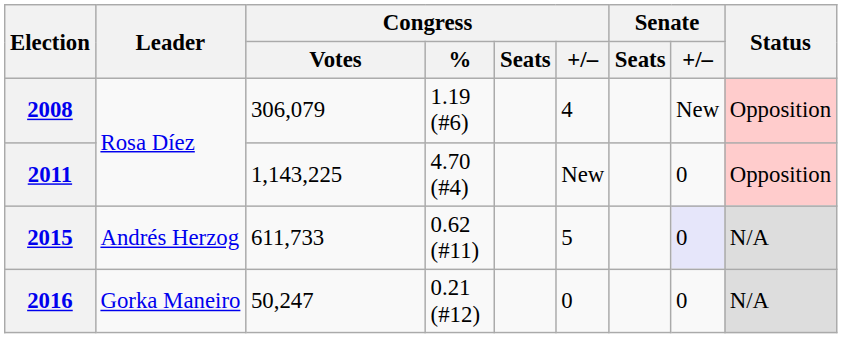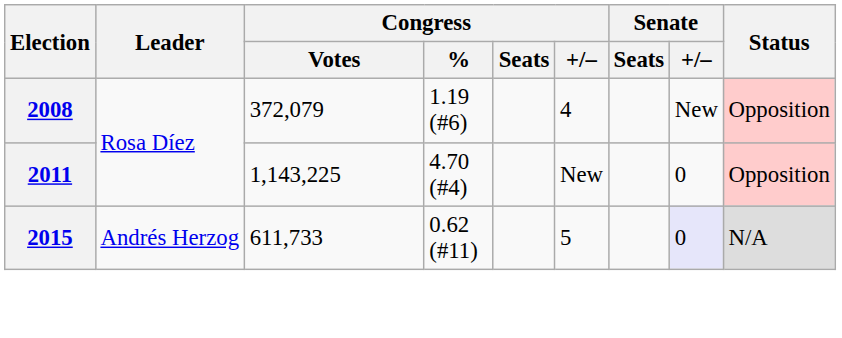(288, 109) 306,079 -> (287, 109) 372,079
- row: (50, 300)
